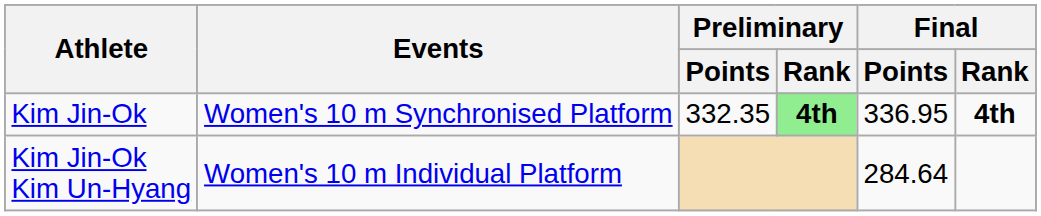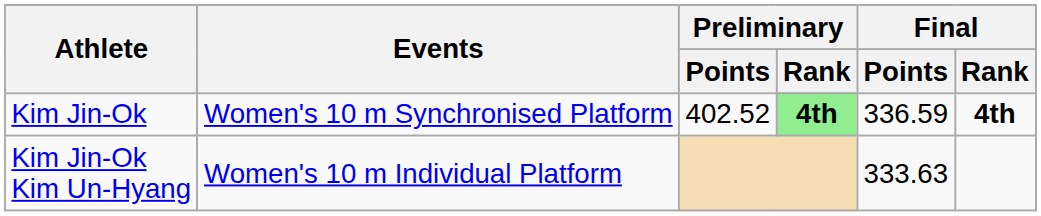(728, 115) 332.35 -> (728, 115) 402.52
(906, 115) 336.95 -> (906, 115) 336.59
(906, 174) 284.64 -> (906, 174) 333.63
